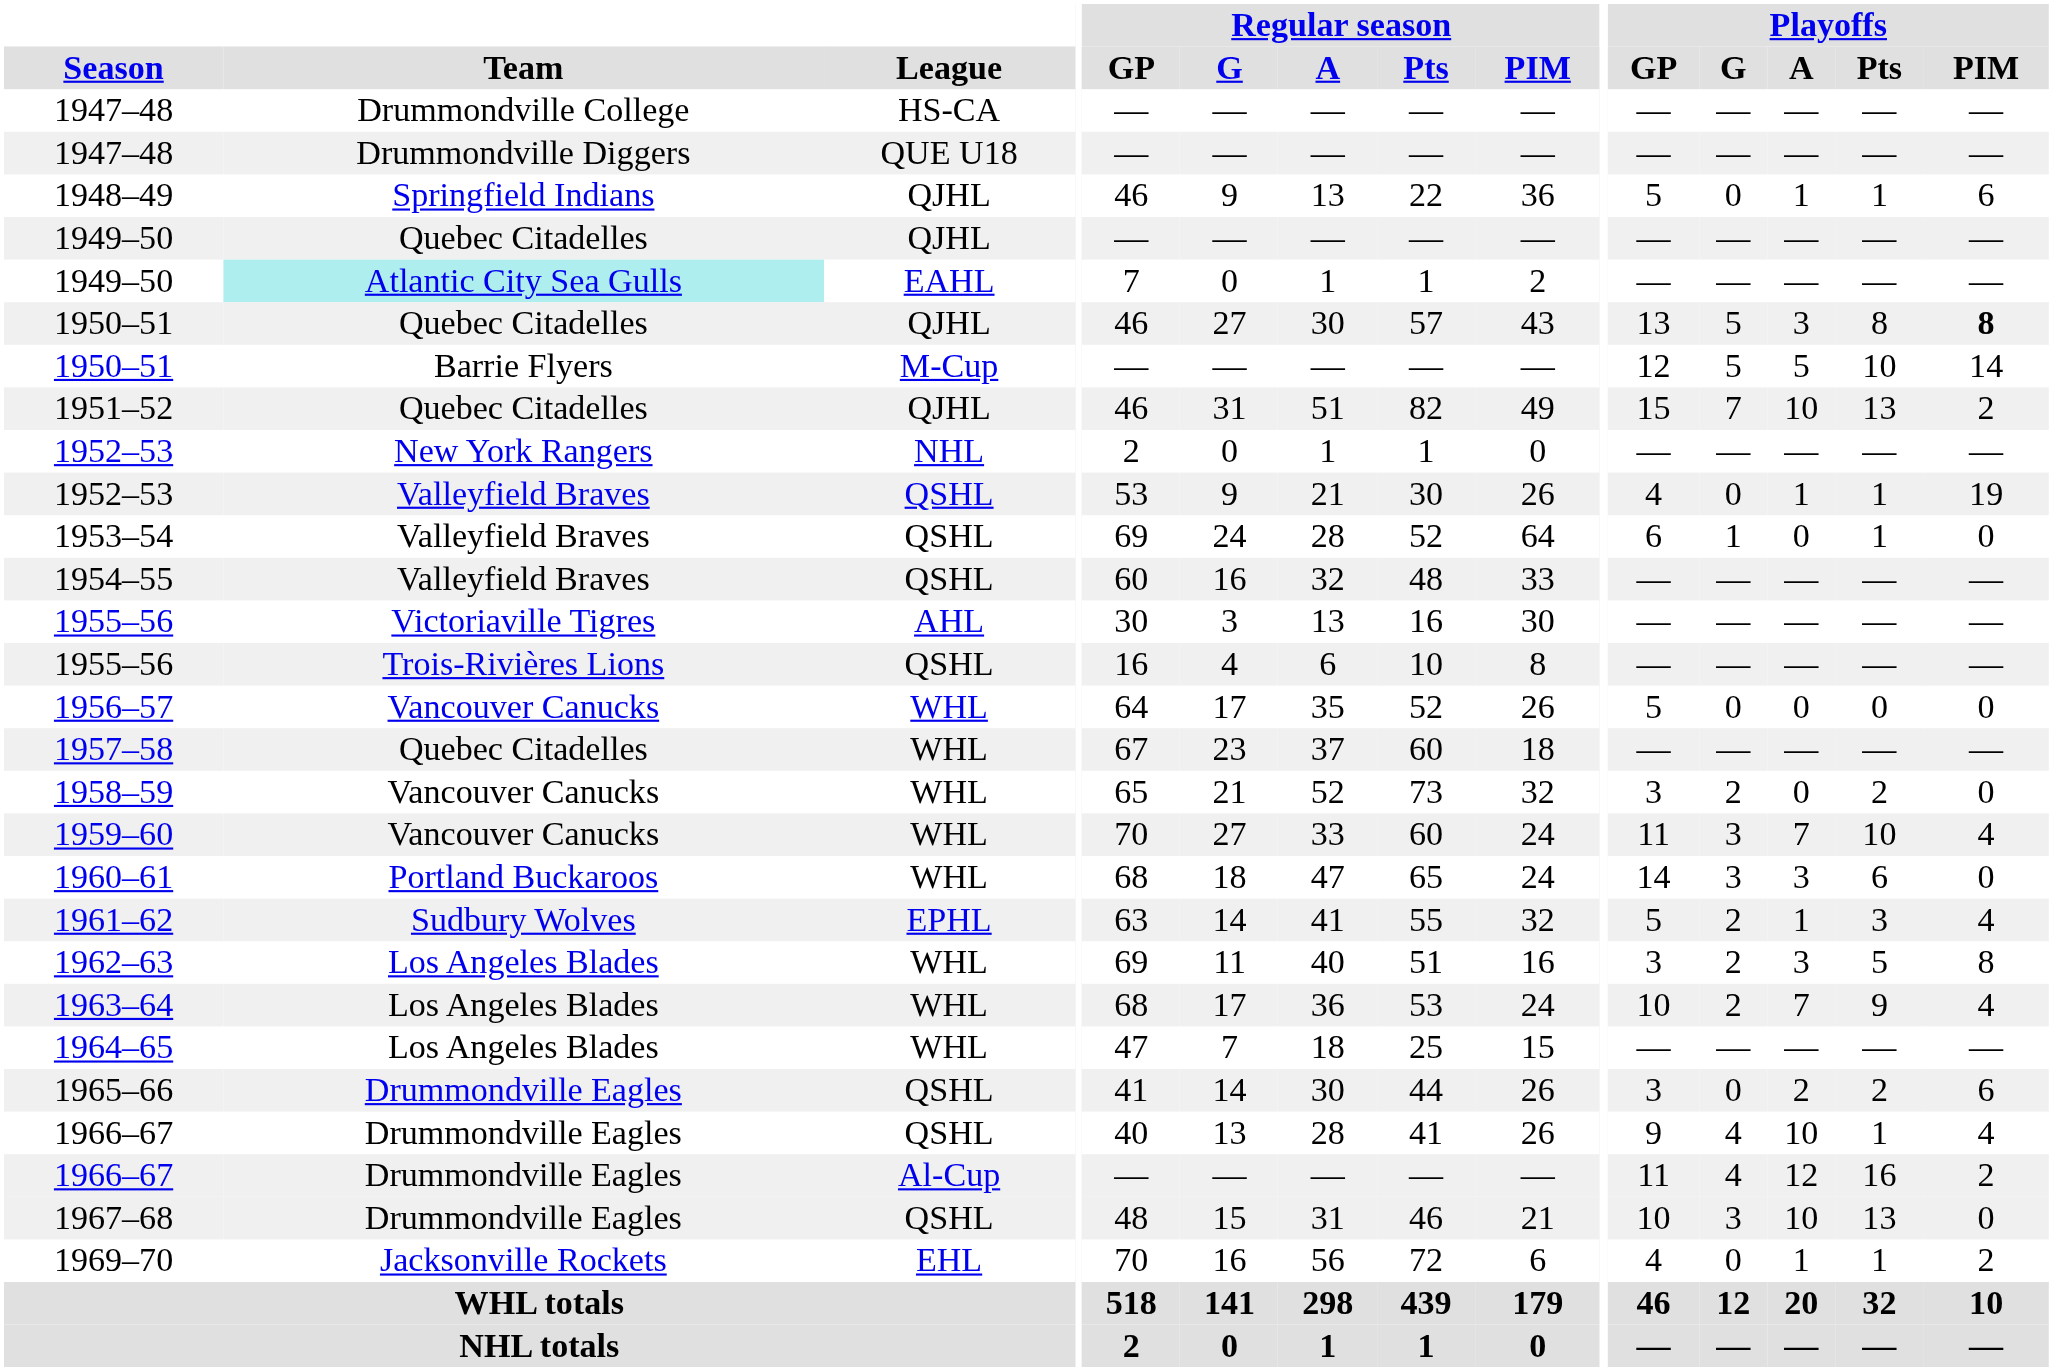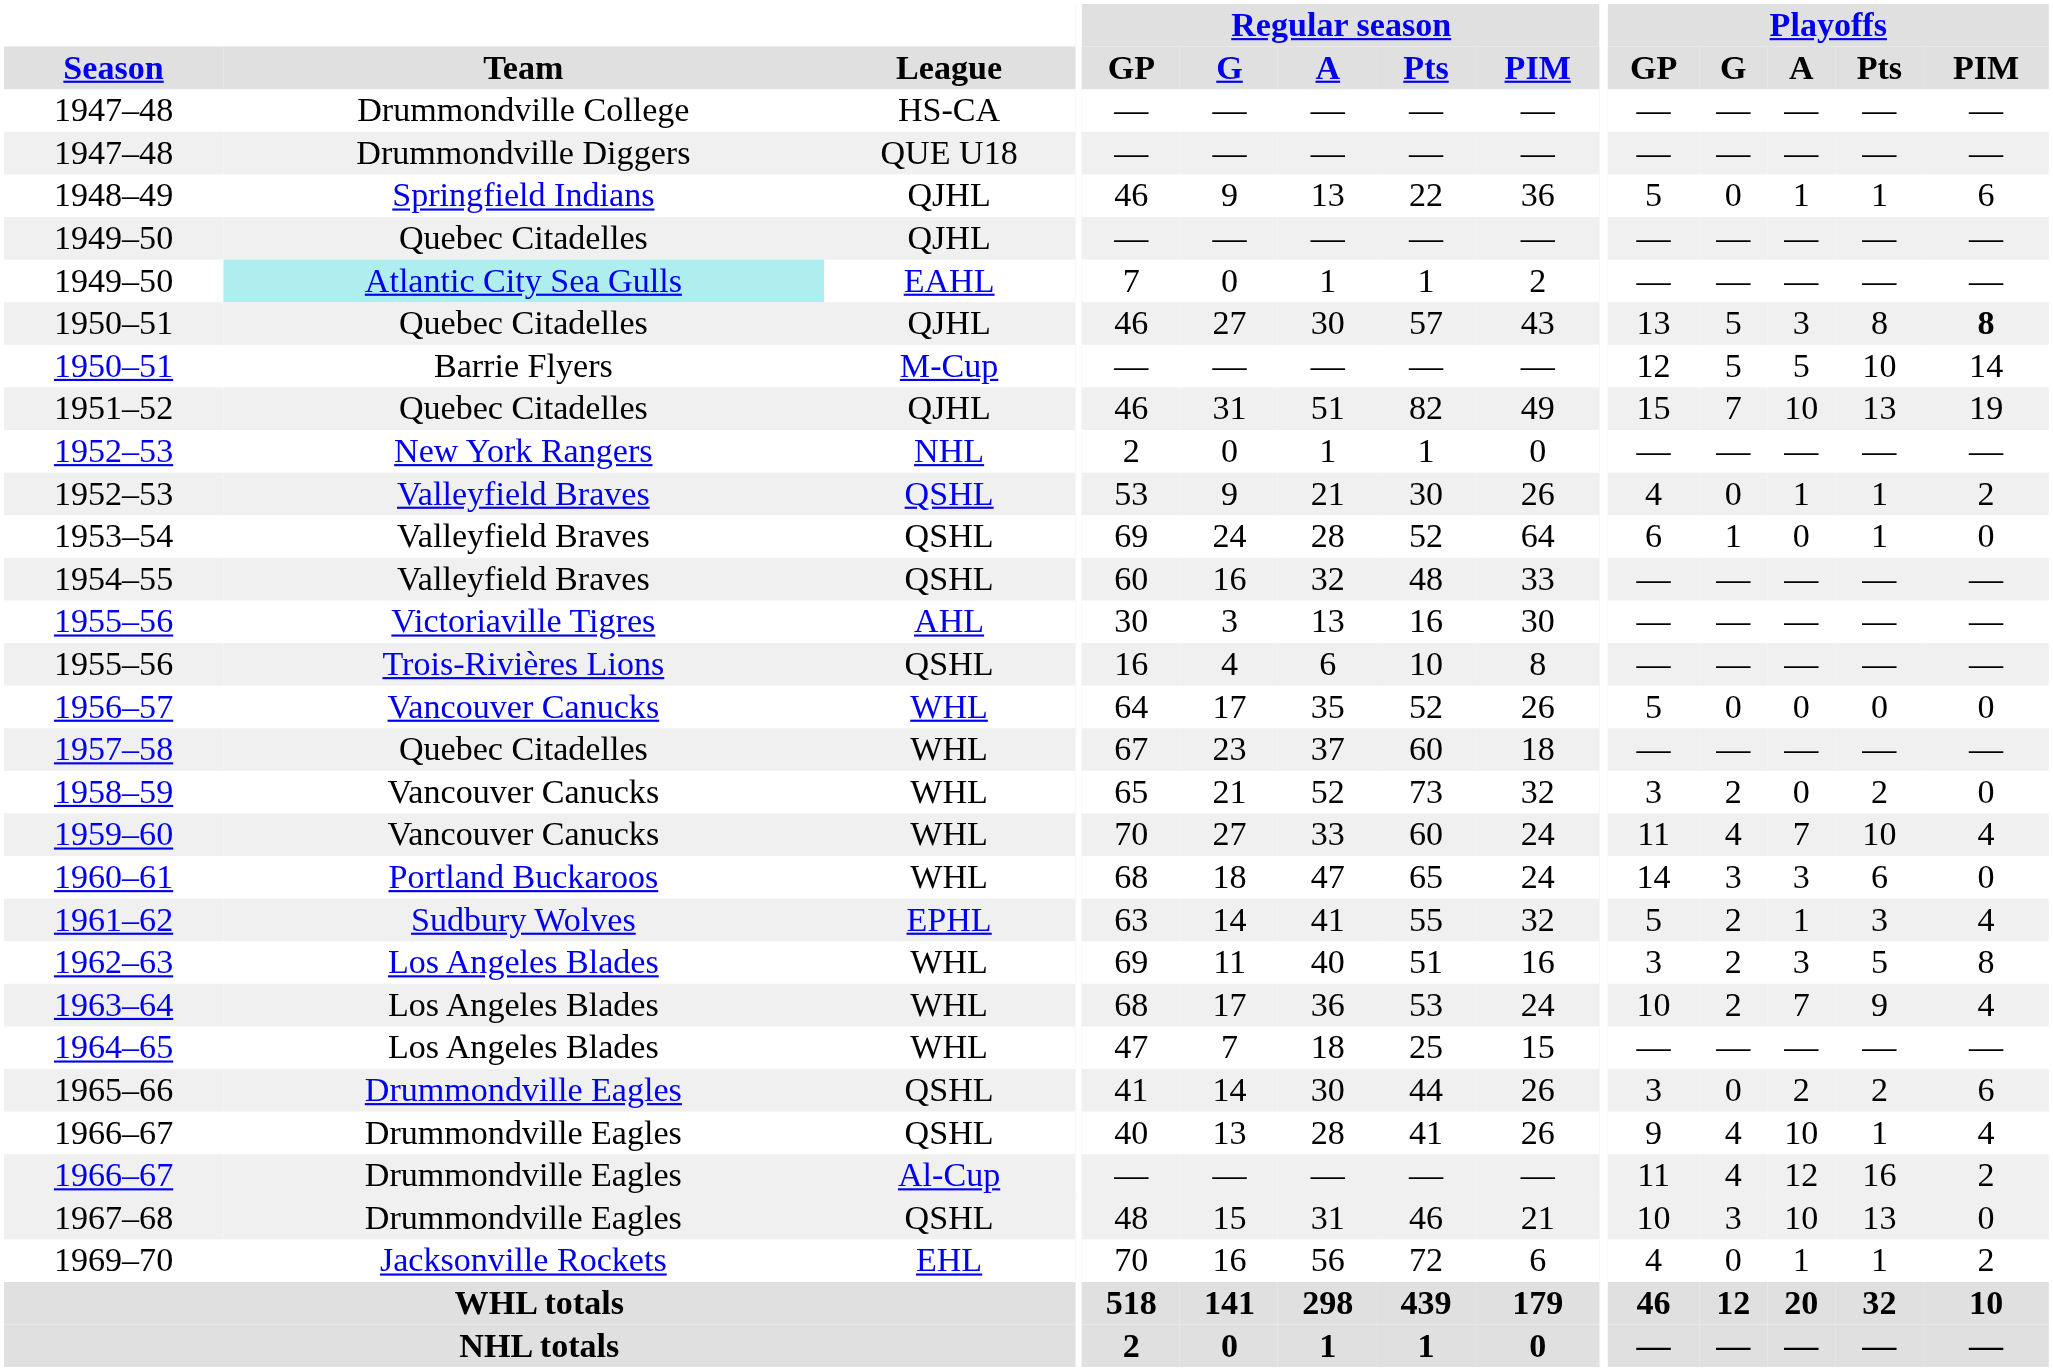(1986, 408) 2 -> (1986, 408) 19
(1986, 493) 19 -> (1986, 493) 2
(1733, 834) 3 -> (1733, 834) 4
